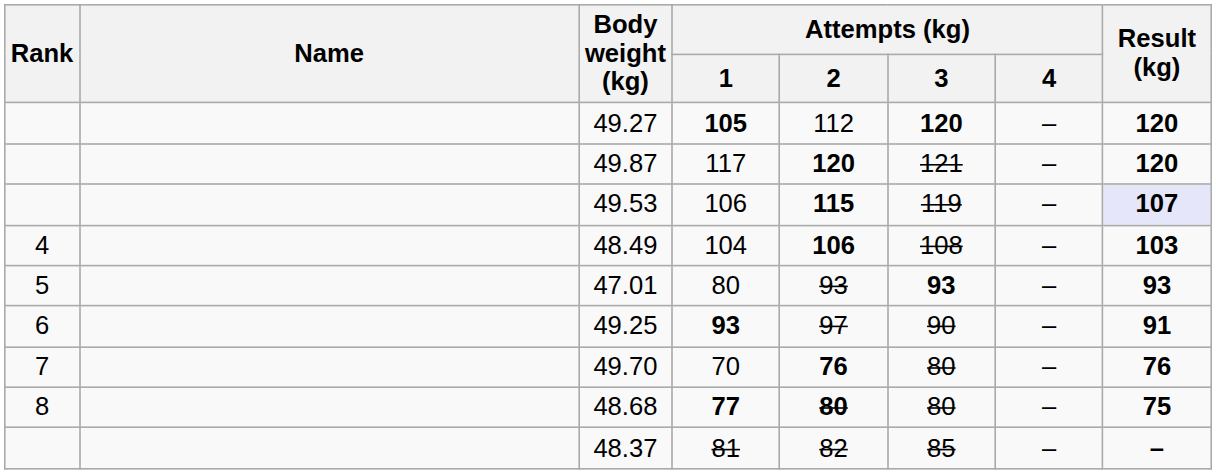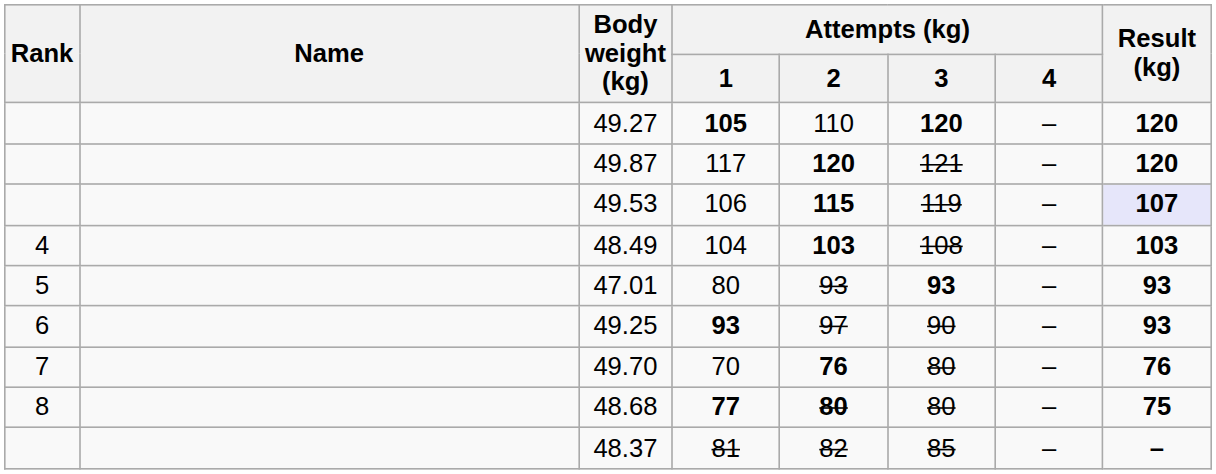(834, 123) 112 -> (834, 123) 110
(834, 244) 106 -> (834, 244) 103
(1157, 326) 91 -> (1157, 326) 93
